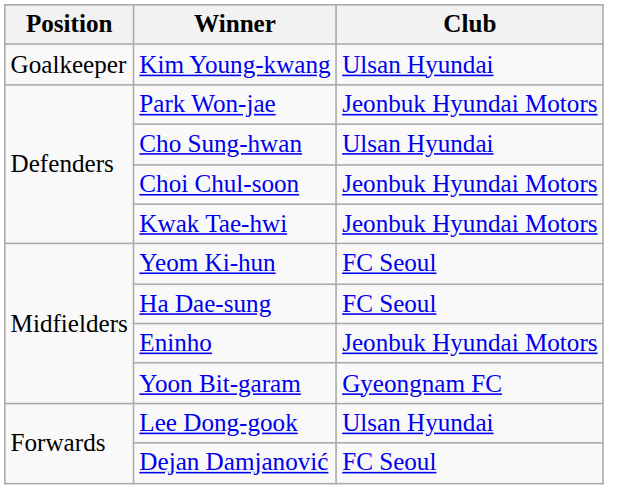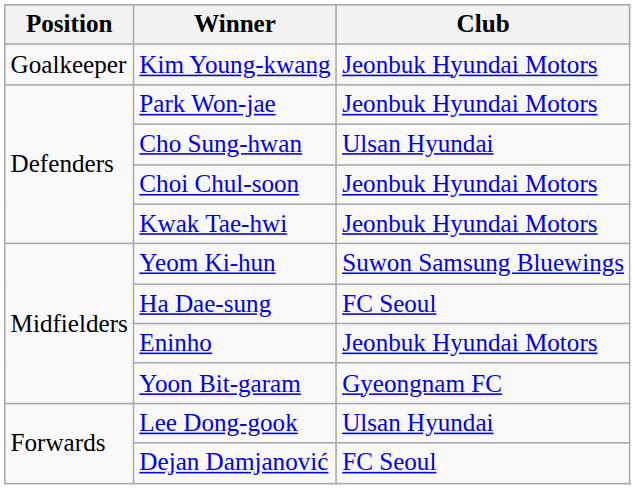(418, 64) Ulsan Hyundai -> (470, 64) Jeonbuk Hyundai Motors
(389, 263) FC Seoul -> (483, 263) Suwon Samsung Bluewings
